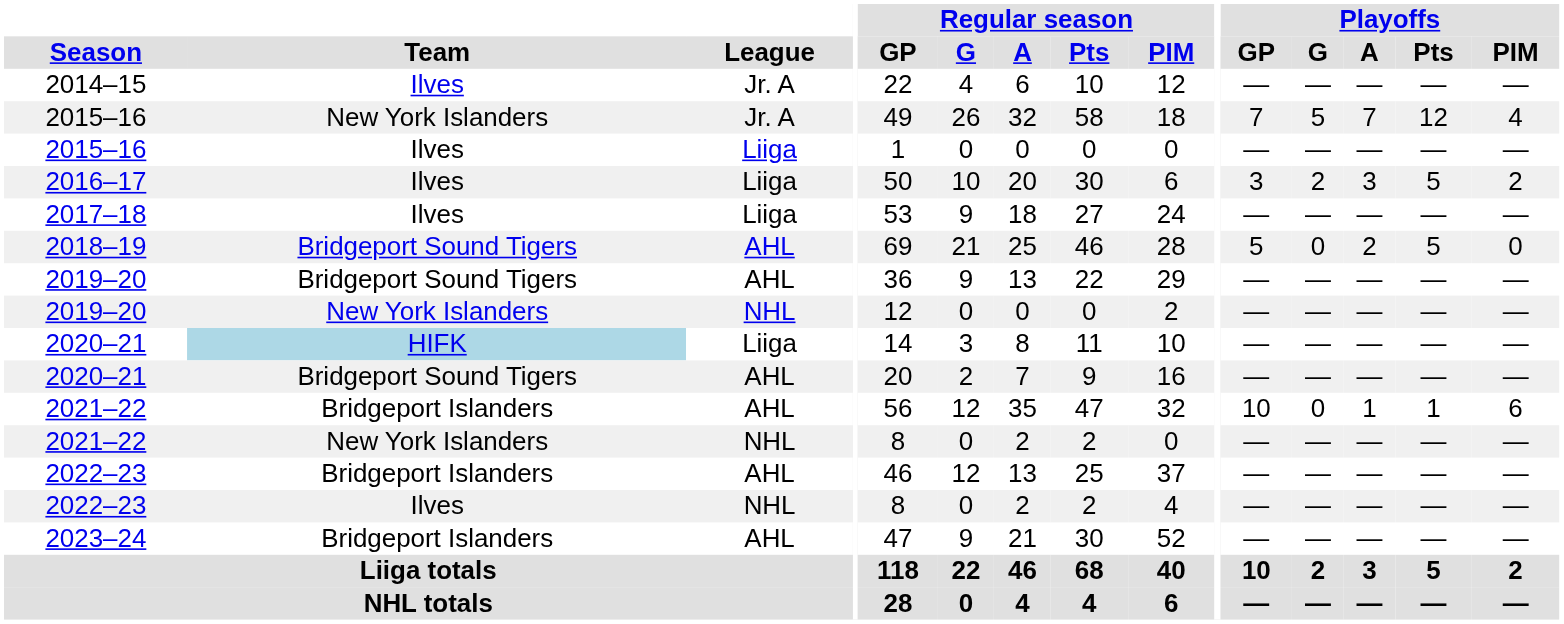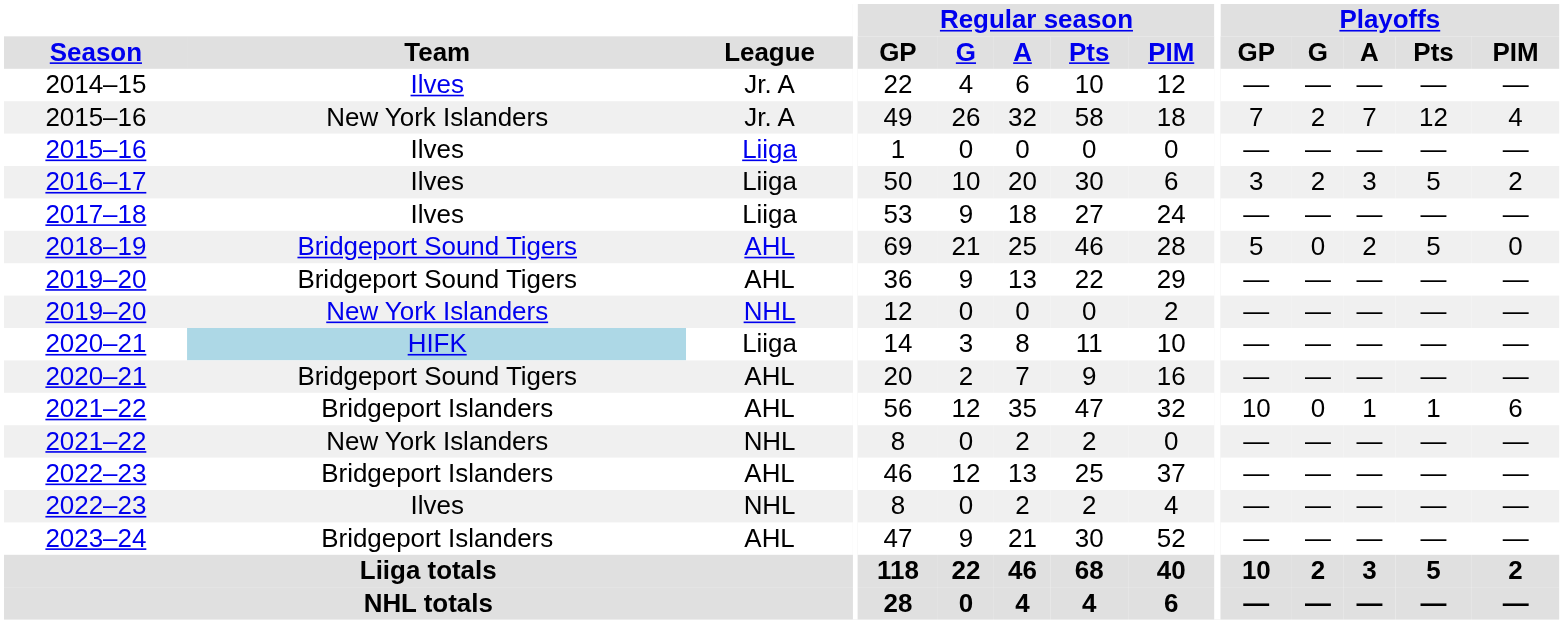(1318, 117) 5 -> (1318, 117) 2
